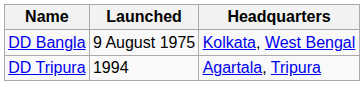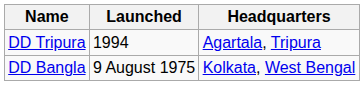rows swapped: (47, 42) <-> (47, 67)
